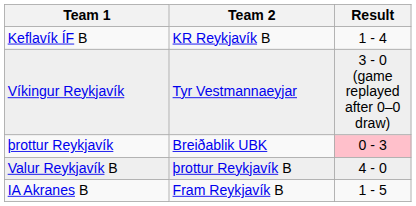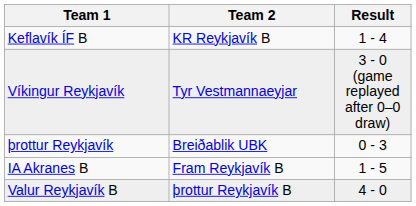(373, 146) pink background -> (373, 146) no background
rows swapped: (63, 168) <-> (48, 190)
